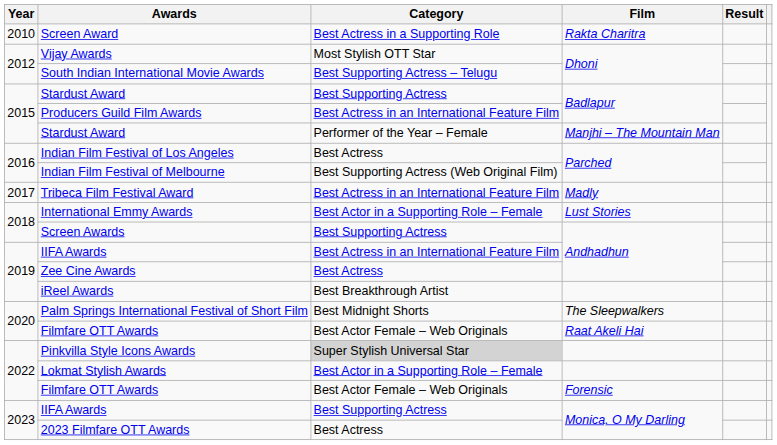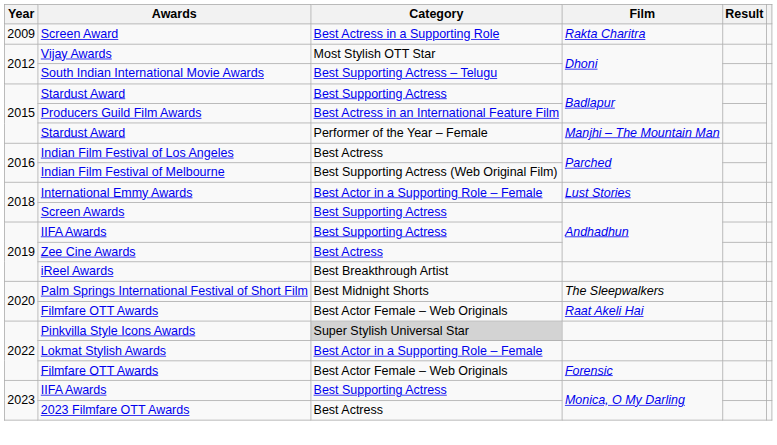(21, 34) 2010 -> (21, 34) 2009
- row: (117, 192)
(436, 251) Best Actress in an International Feature Film -> (380, 232) Best Supporting Actress
